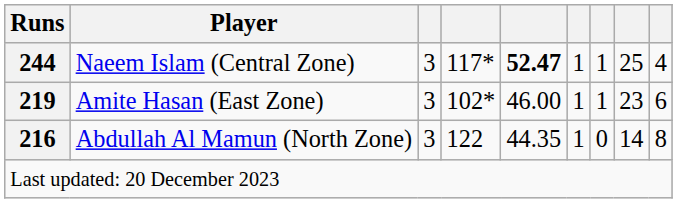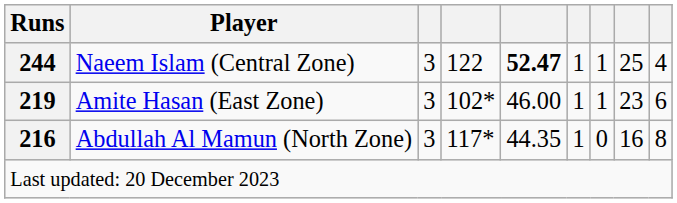(470, 62) 117* -> (465, 62) 122
(465, 139) 122 -> (470, 139) 117*
(631, 139) 14 -> (631, 139) 16
